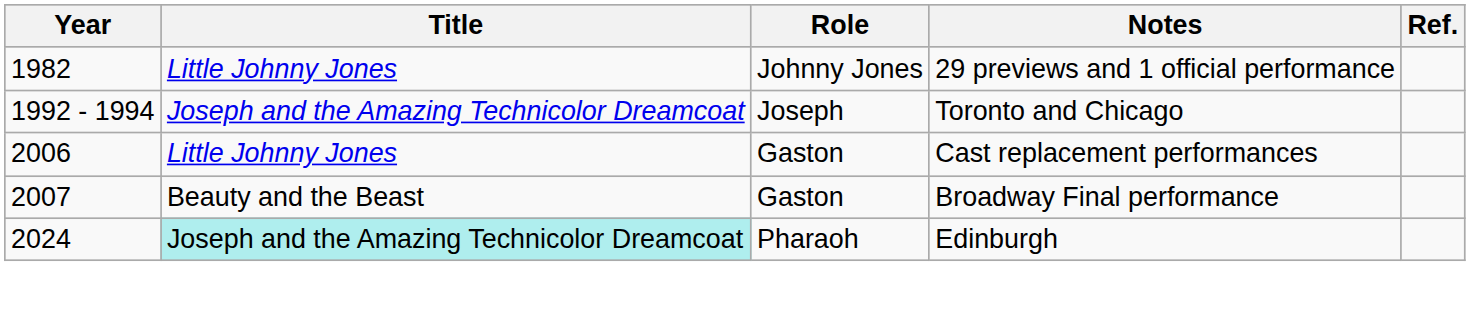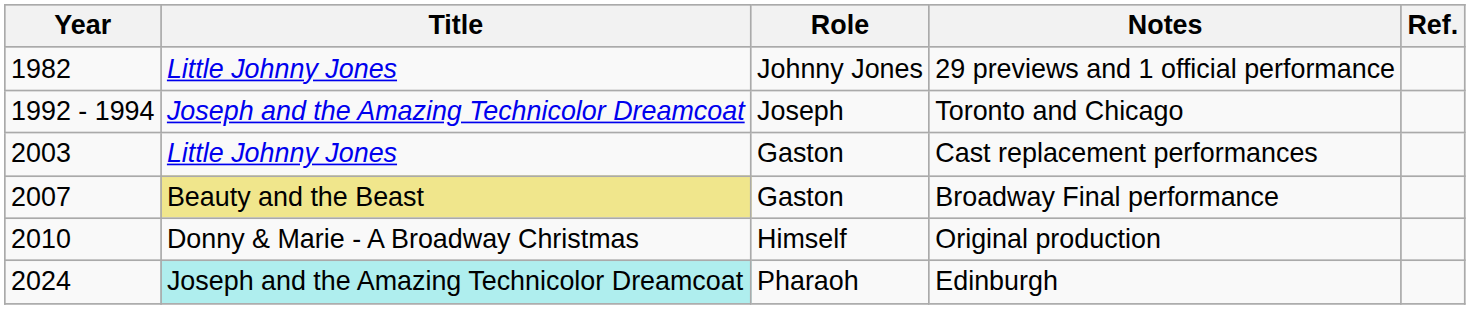(41, 153) 2006 -> (41, 153) 2003
(295, 196) no background -> (295, 196) khaki background
+ row: (1048, 238)
